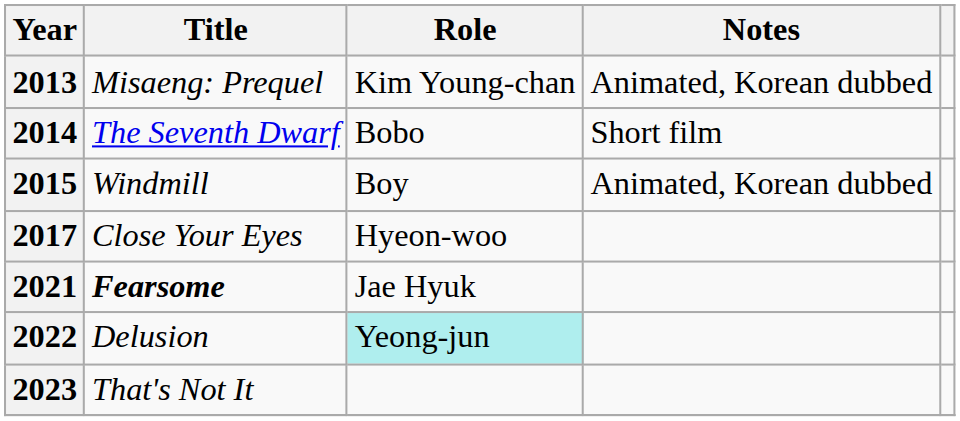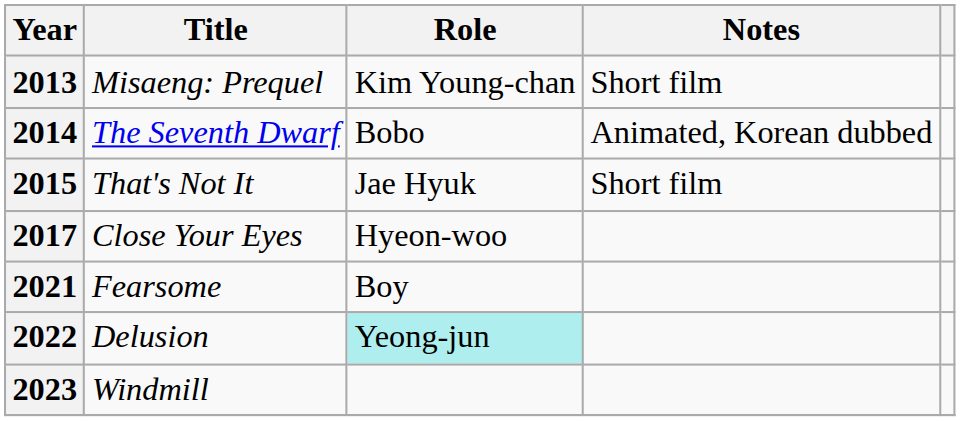(761, 81) Animated, Korean dubbed -> (656, 81) Short film
(656, 132) Short film -> (761, 132) Animated, Korean dubbed
(150, 183) Windmill -> (173, 183) That's Not It
(382, 183) Boy -> (415, 183) Jae Hyuk
(761, 183) Animated, Korean dubbed -> (656, 183) Short film
(158, 286) bold -> (157, 286) normal
(415, 286) Jae Hyuk -> (382, 286) Boy
(173, 388) That's Not It -> (150, 388) Windmill
